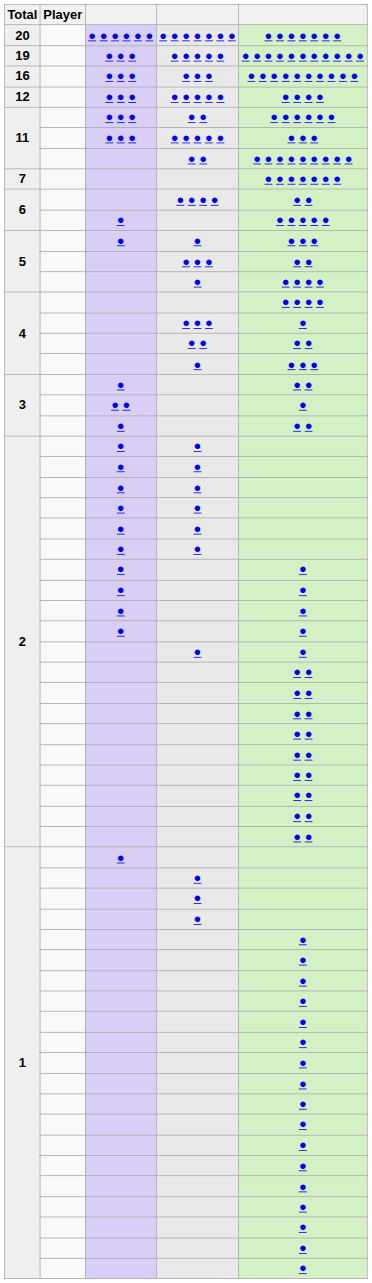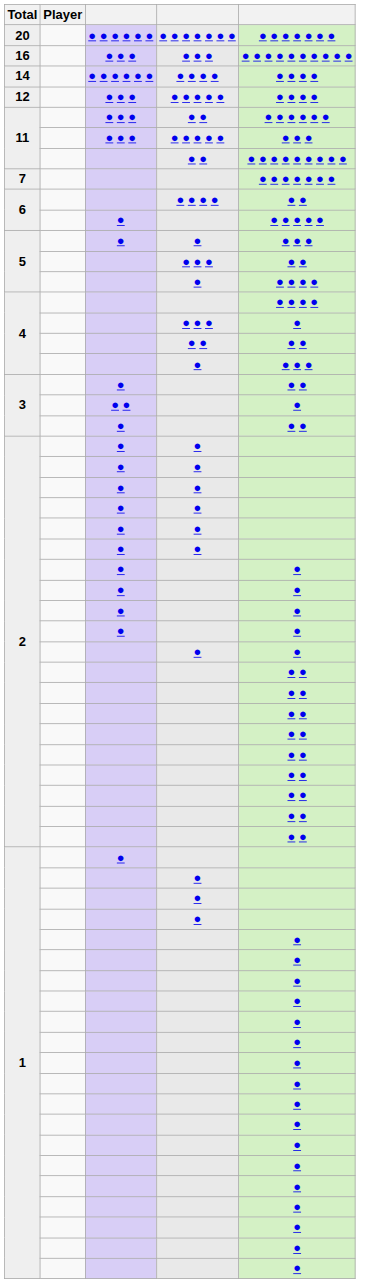- row: (22, 55)
+ row: (22, 76)
